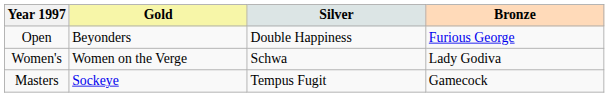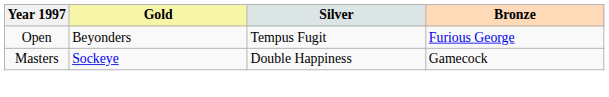(301, 37) Double Happiness -> (288, 37) Tempus Fugit
- row: (37, 59)
(288, 80) Tempus Fugit -> (301, 59) Double Happiness
